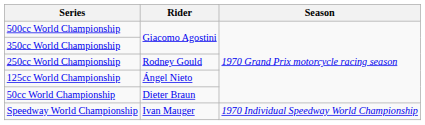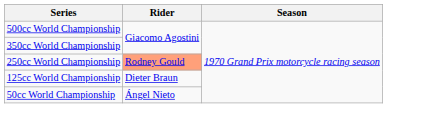(172, 62) no background -> (155, 62) lightsalmon background
(167, 78) Ángel Nieto -> (151, 78) Dieter Braun
(169, 94) Dieter Braun -> (150, 94) Ángel Nieto
- row: (72, 111)
